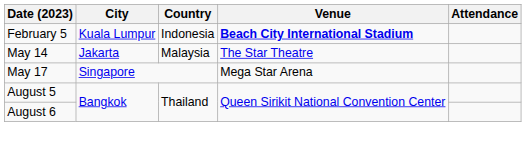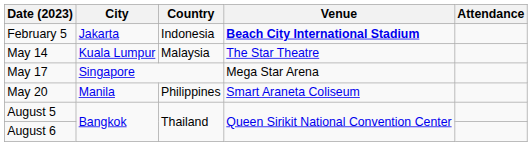(117, 33) Kuala Lumpur -> (99, 33) Jakarta
(99, 53) Jakarta -> (117, 53) Kuala Lumpur
+ row: (27, 92)
